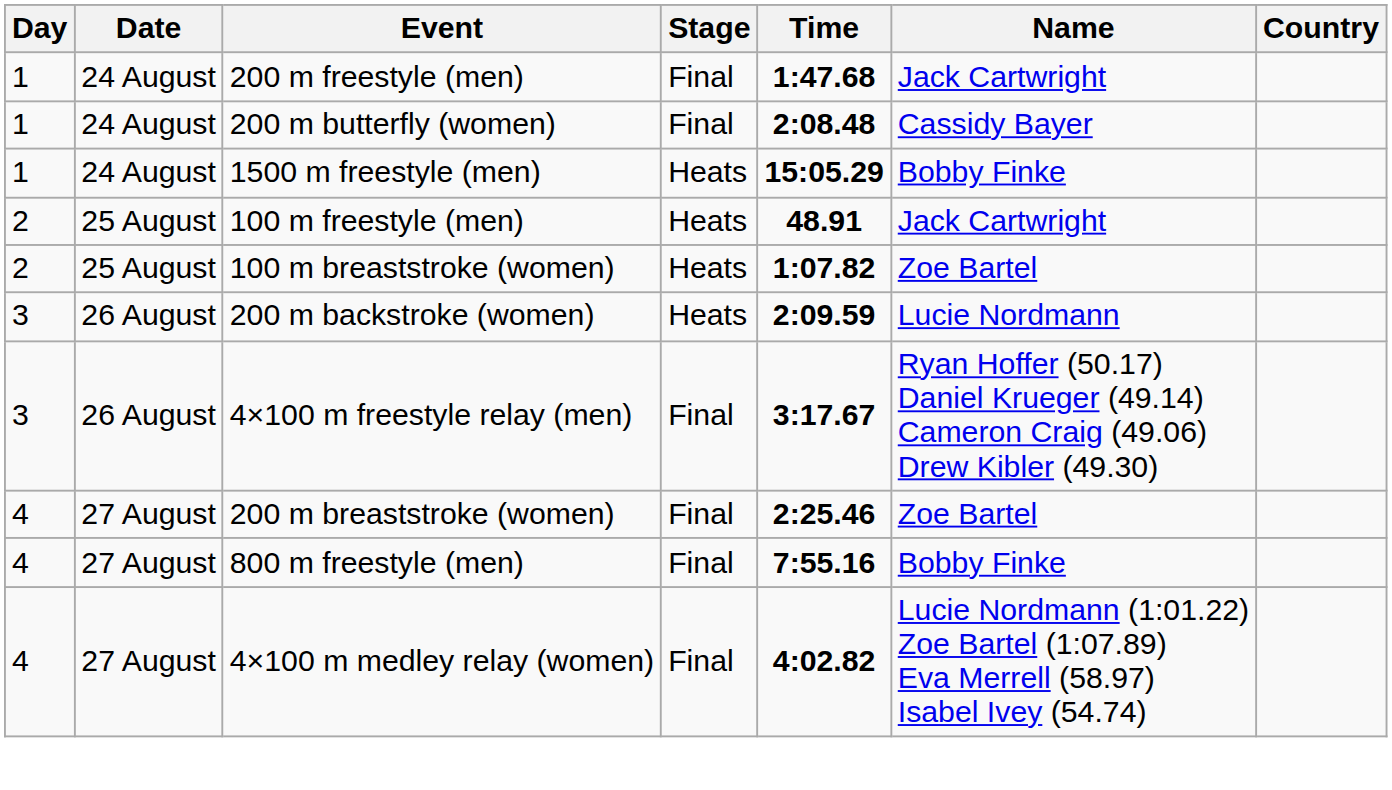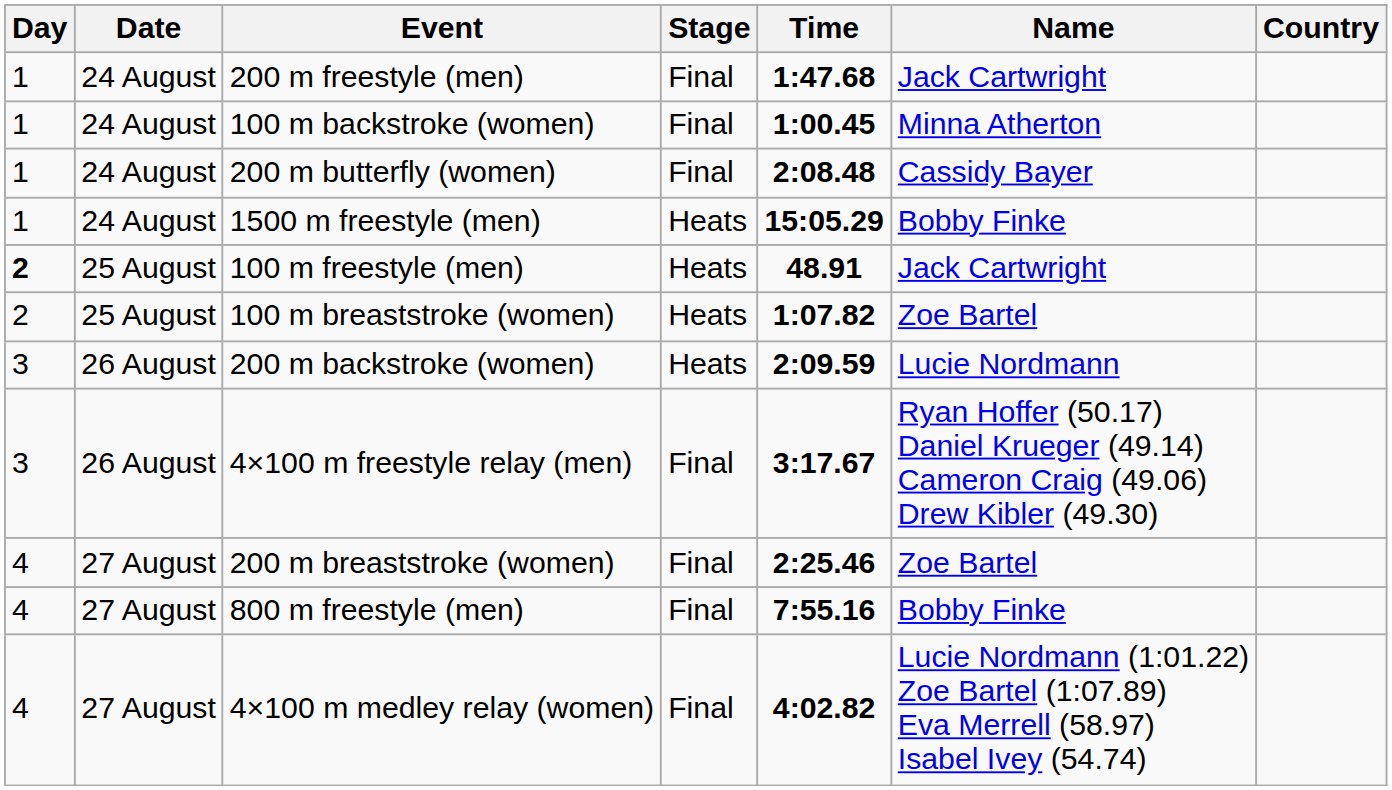+ row: (412, 124)
(20, 220) normal -> (20, 268) bold
